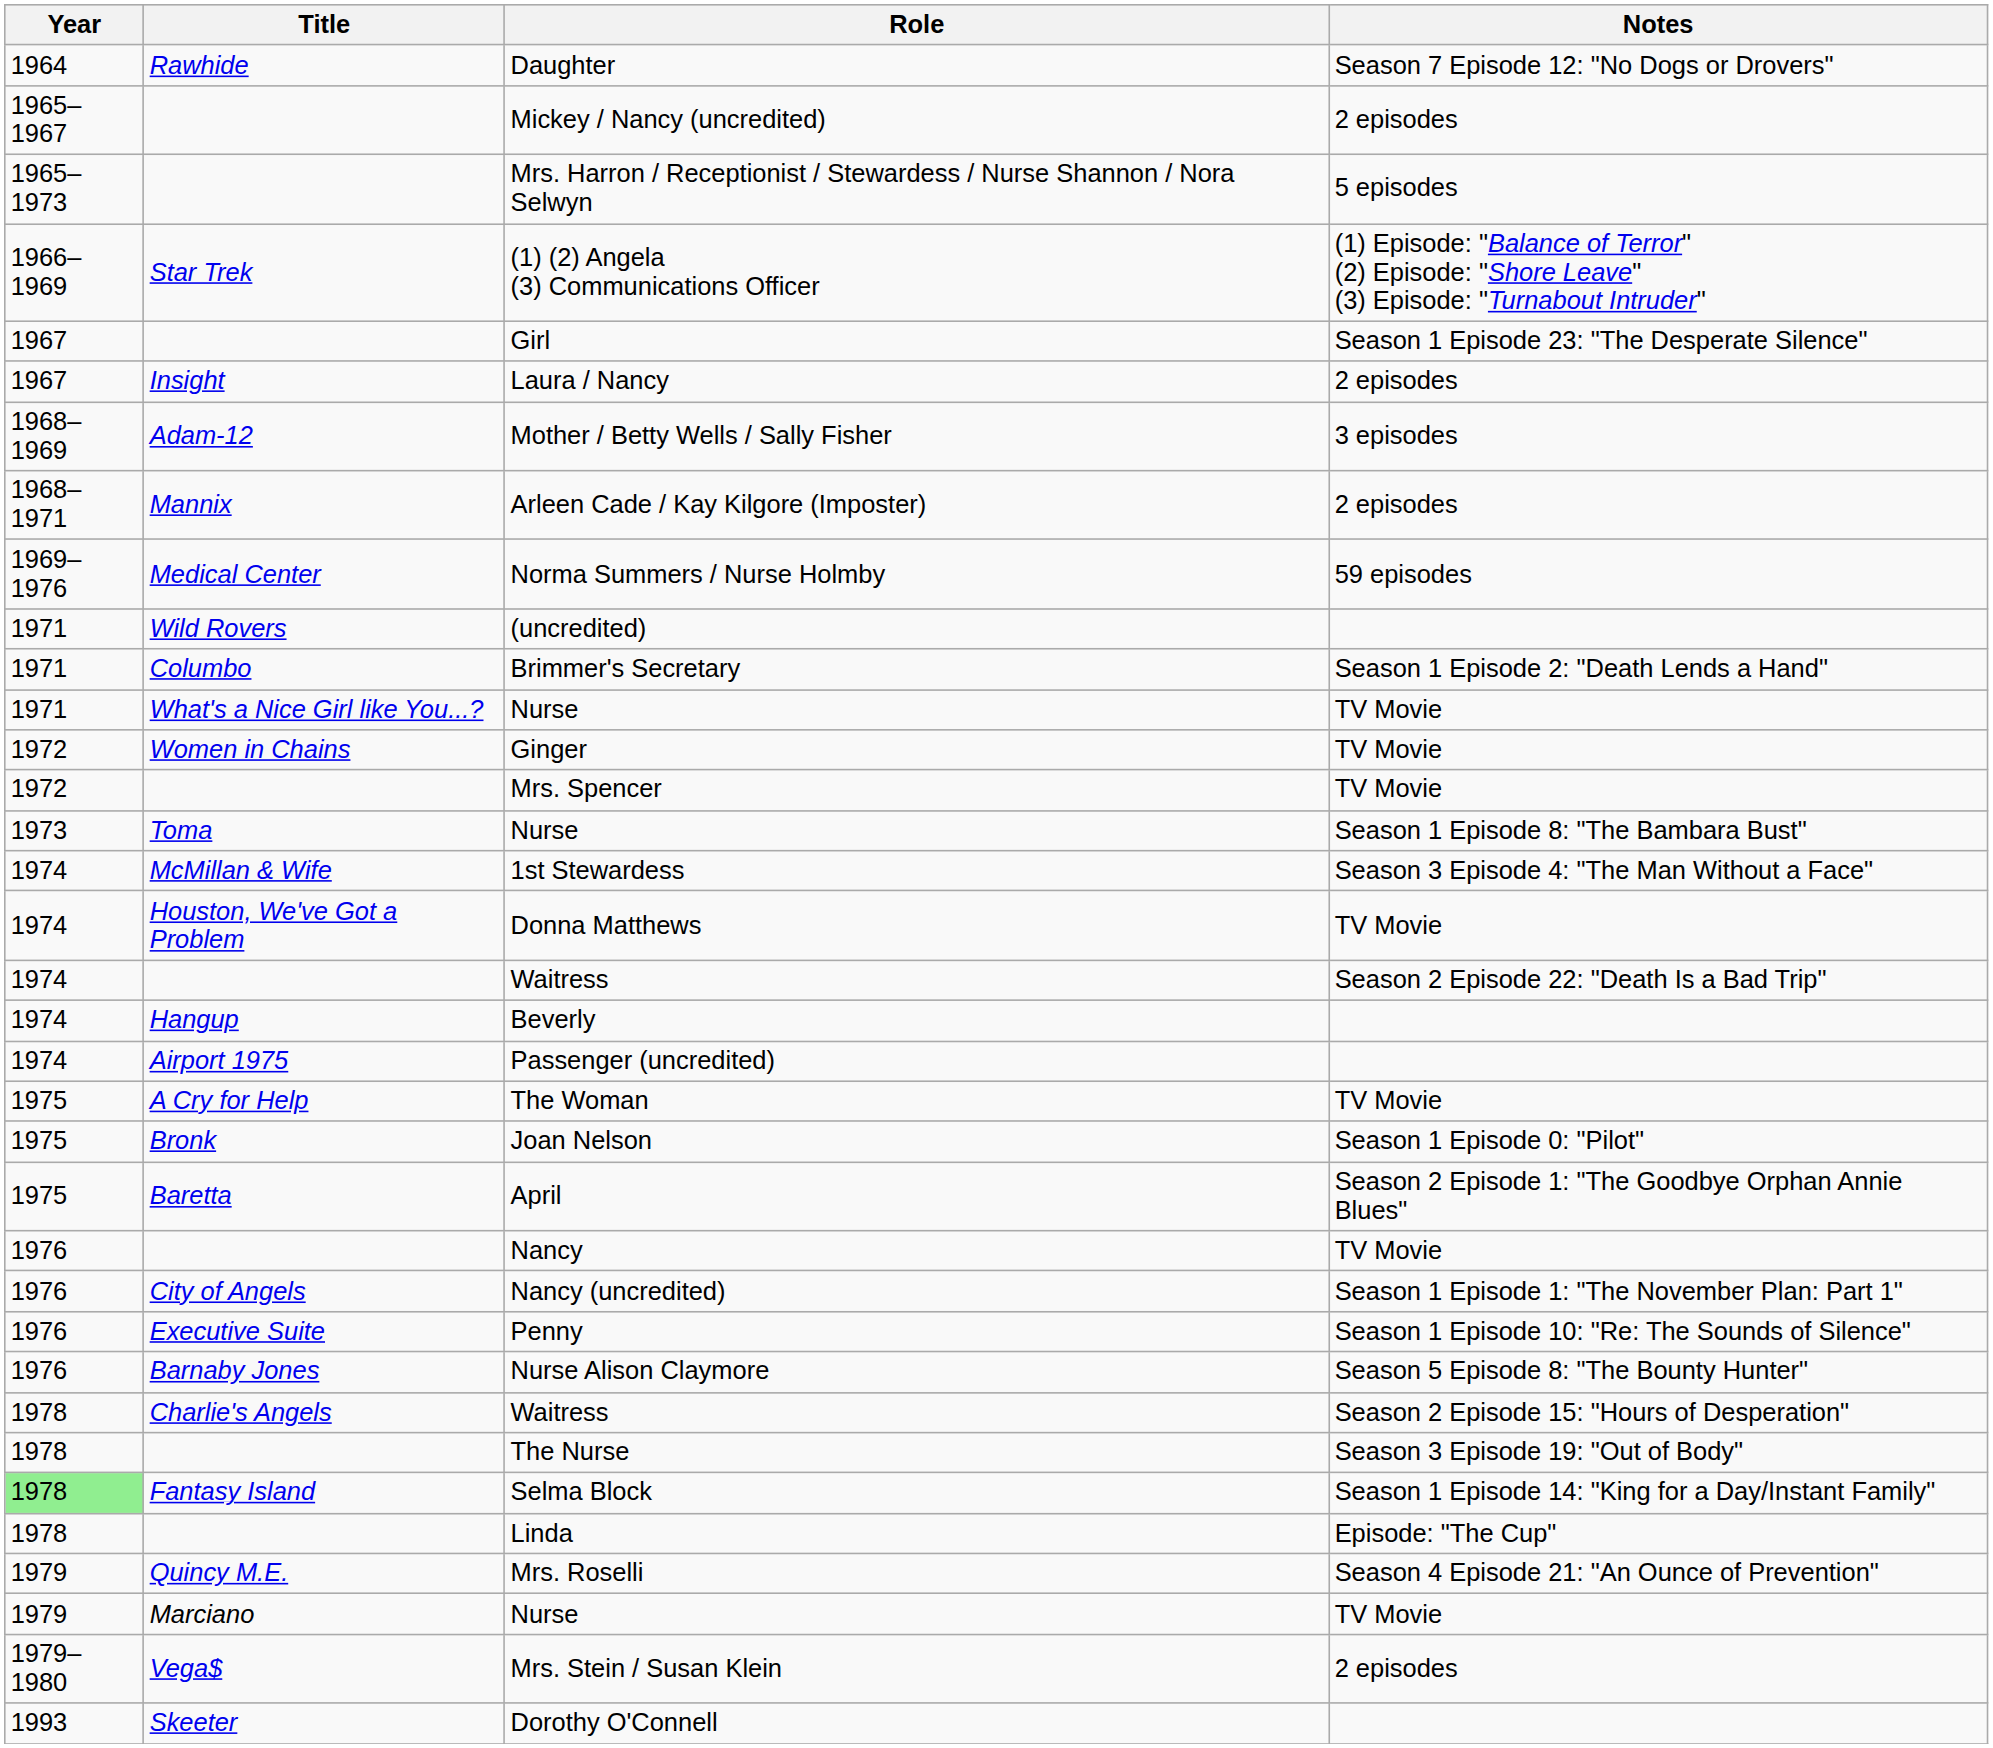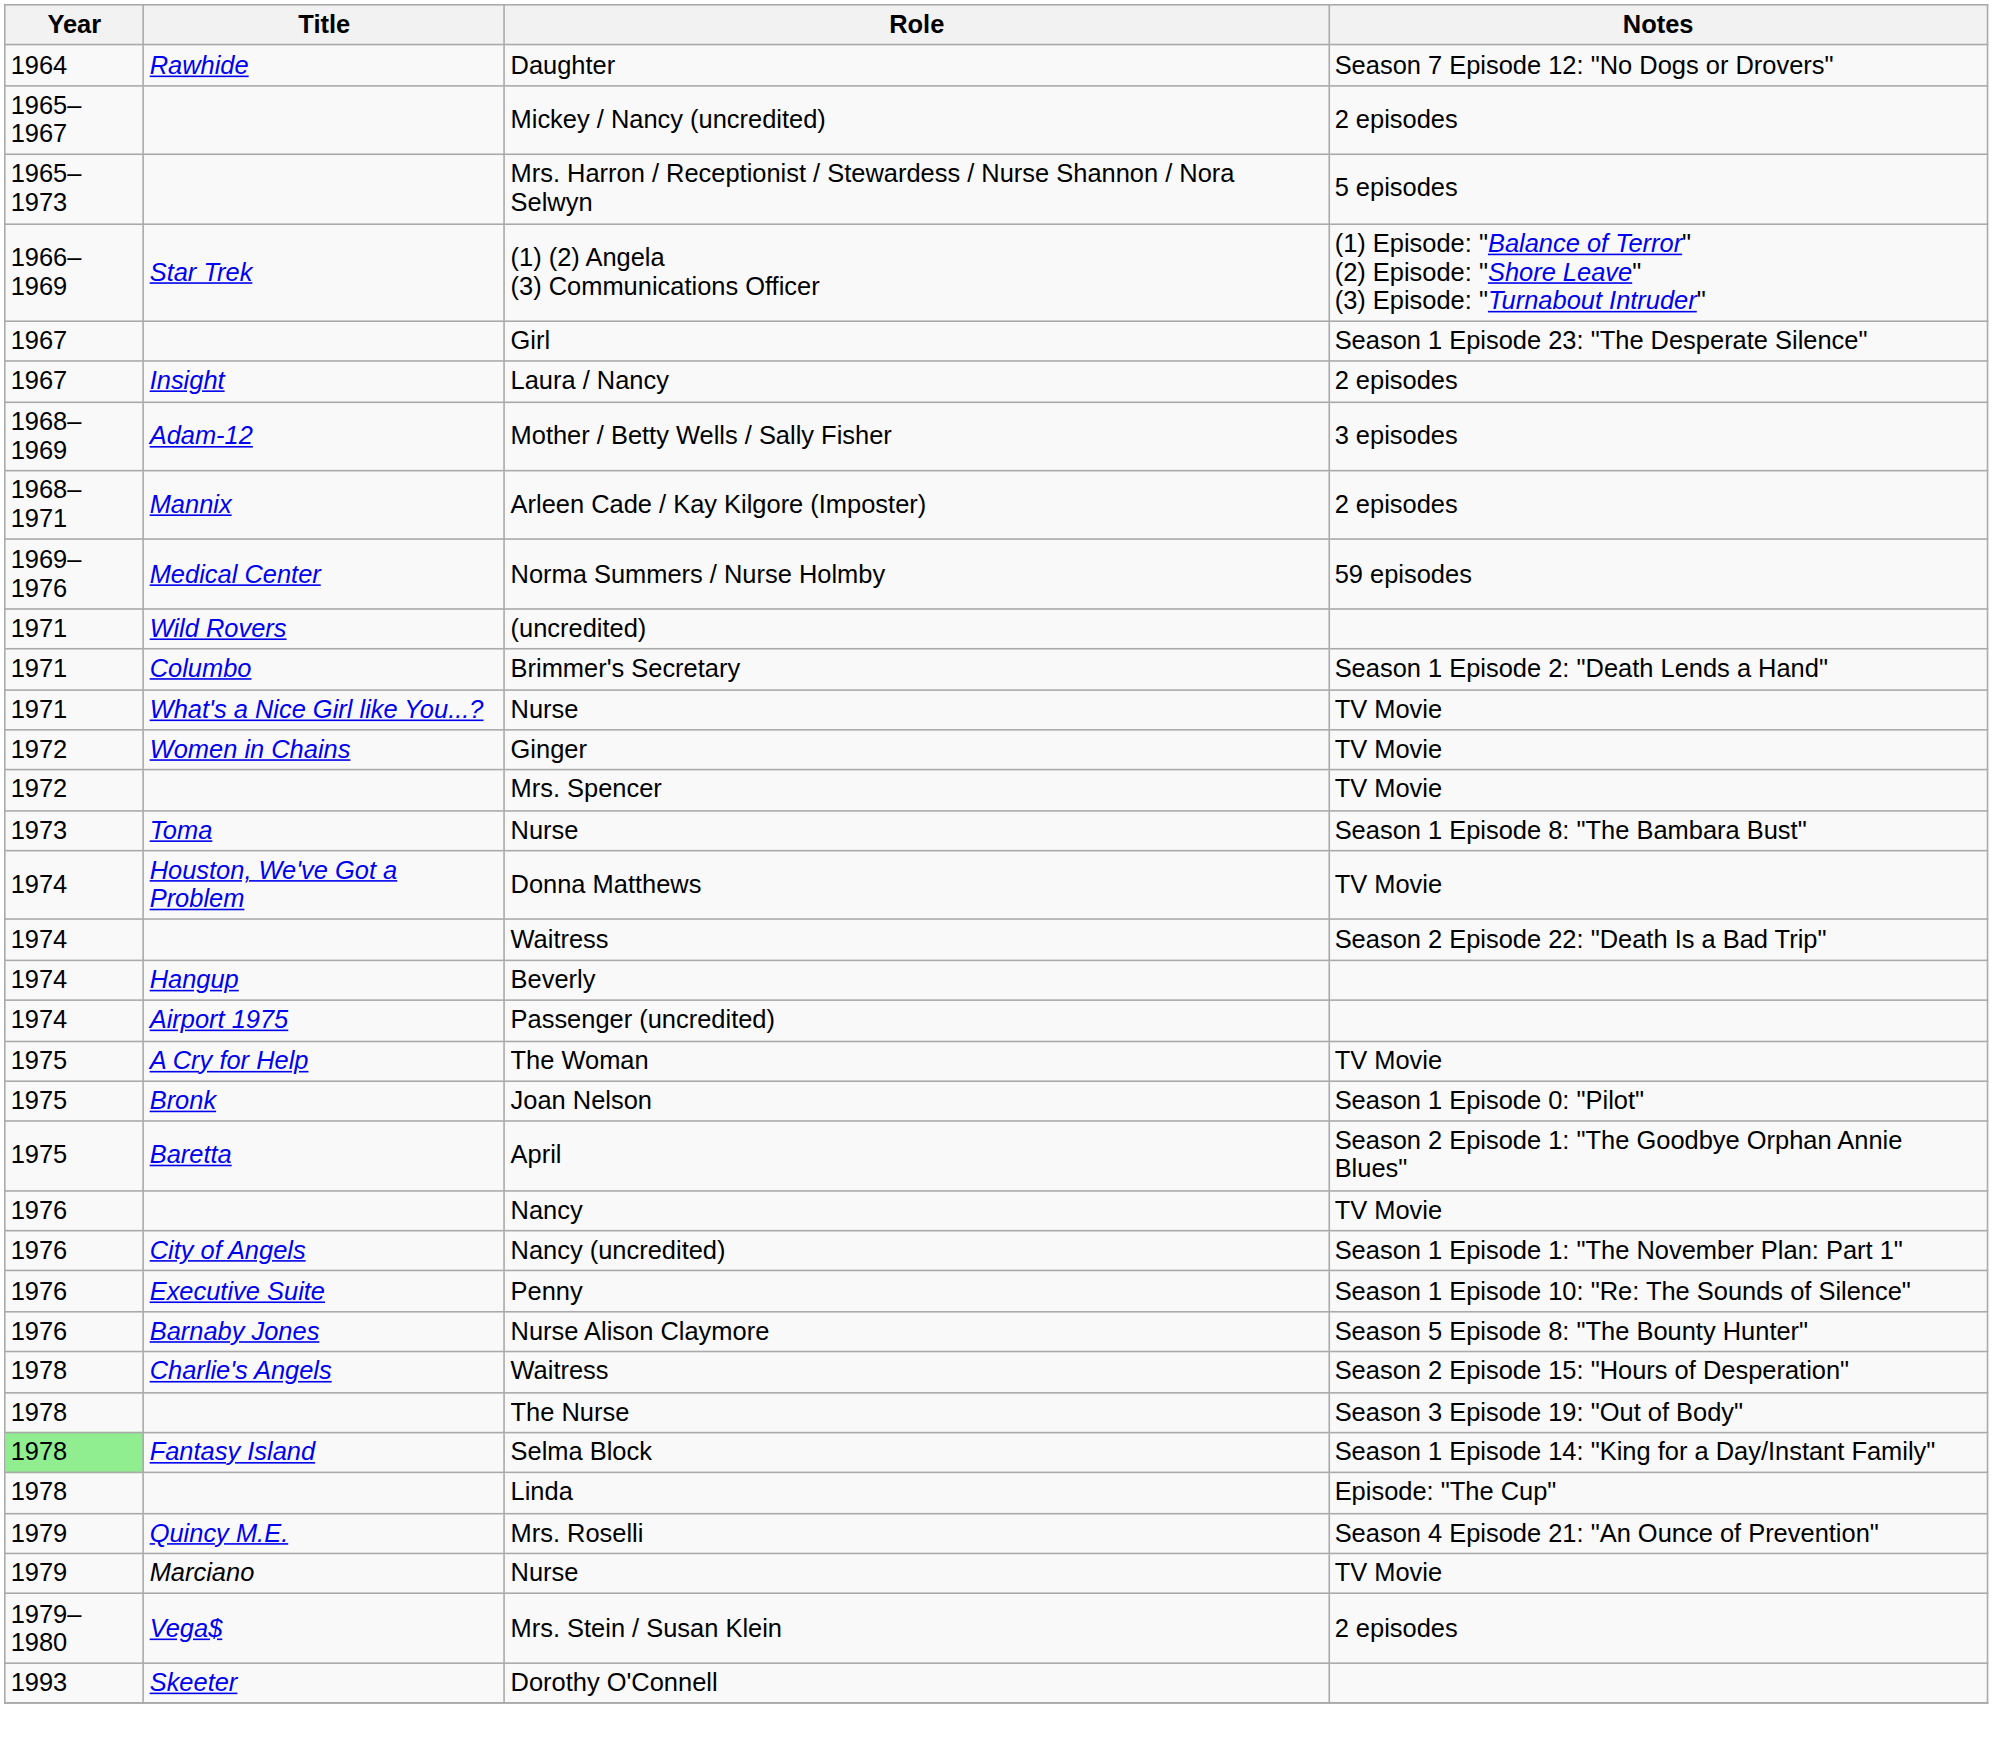- row: (241, 870)
